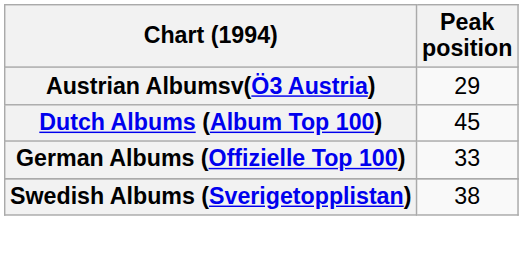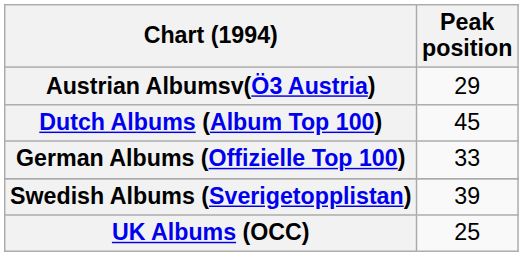(467, 196) 38 -> (467, 196) 39
+ row: (211, 232)
